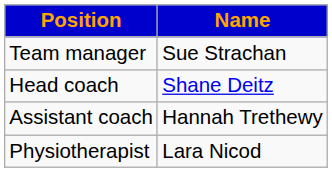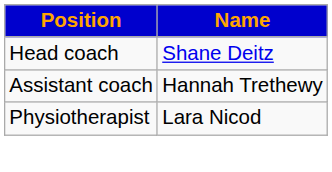- row: (78, 53)
